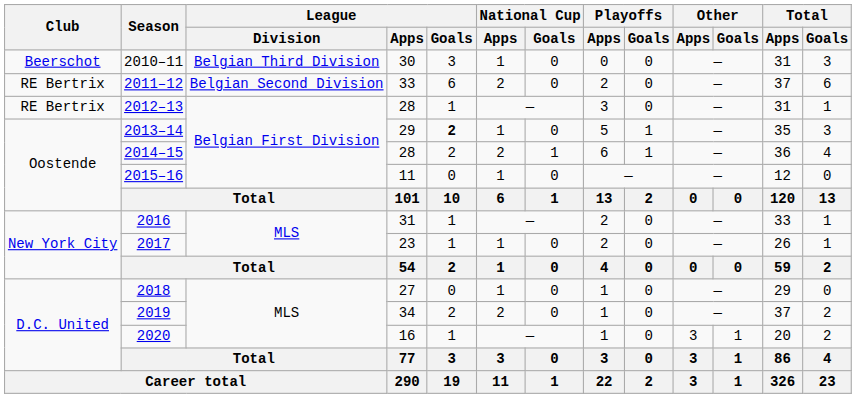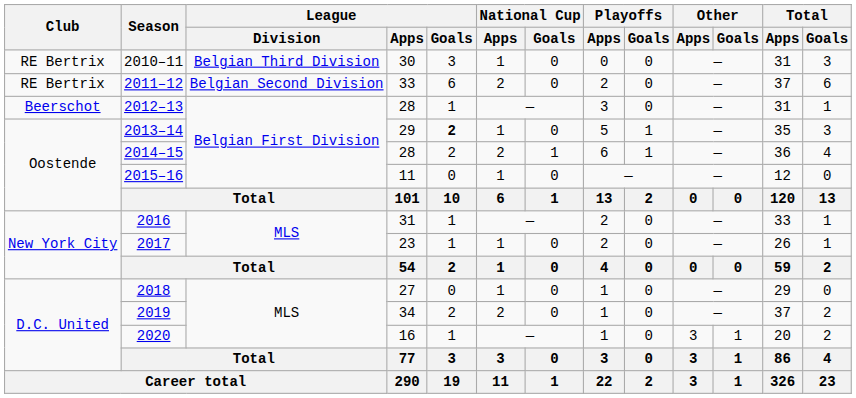(63, 62) Beerschot -> (63, 62) RE Bertrix
(63, 108) RE Bertrix -> (63, 108) Beerschot
